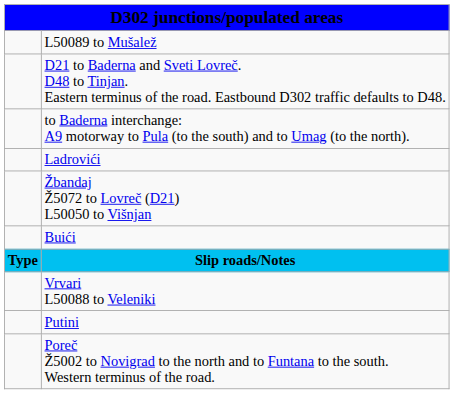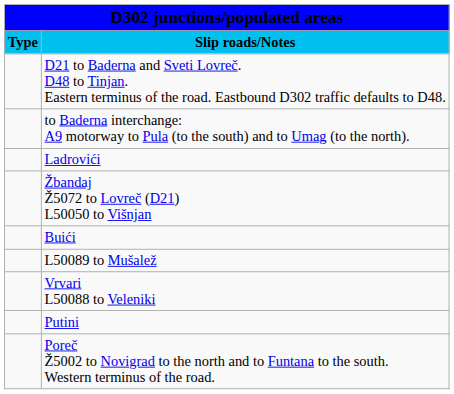rows swapped: (245, 260) <-> (101, 42)
